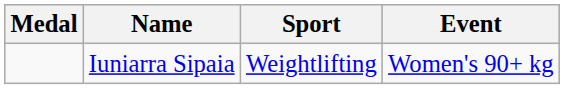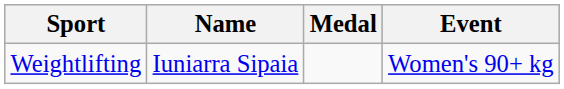columns swapped: (44, 24) <-> (311, 24)
